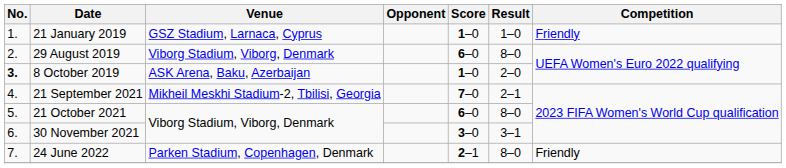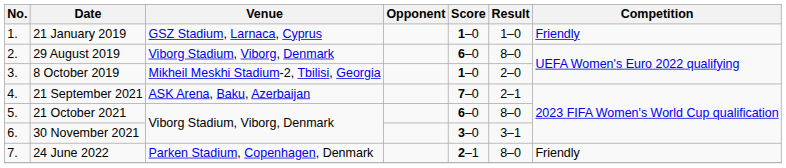(12, 73) bold -> (12, 73) normal
(229, 73) ASK Arena, Baku, Azerbaijan -> (265, 73) Mikheil Meskhi Stadium-2, Tbilisi, Georgia
(265, 93) Mikheil Meskhi Stadium-2, Tbilisi, Georgia -> (229, 93) ASK Arena, Baku, Azerbaijan
